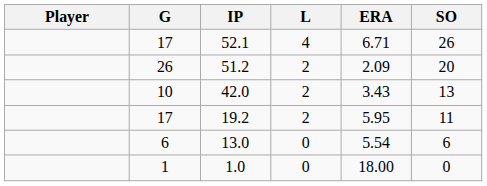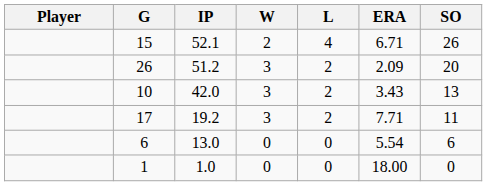+ column: (267, 17)
(165, 42) 17 -> (144, 42) 15
(376, 117) 5.95 -> (390, 117) 7.71
